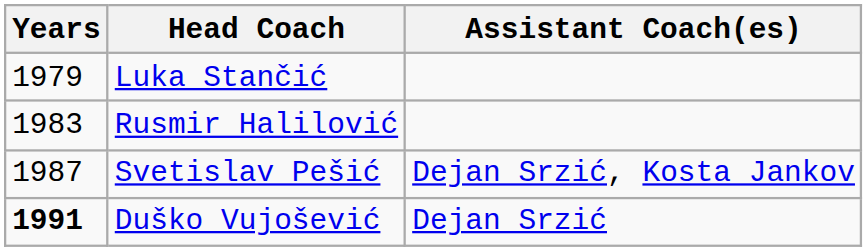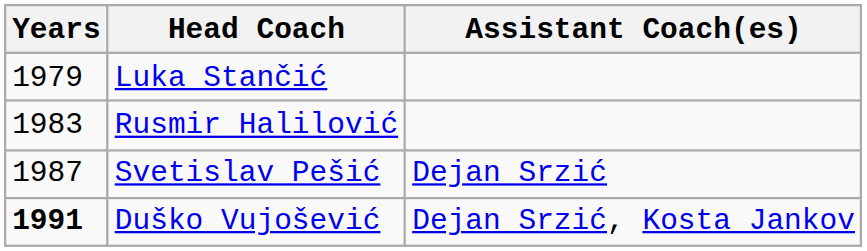(634, 173) Dejan Srzić, Kosta Jankov -> (510, 173) Dejan Srzić
(510, 222) Dejan Srzić -> (634, 222) Dejan Srzić, Kosta Jankov
